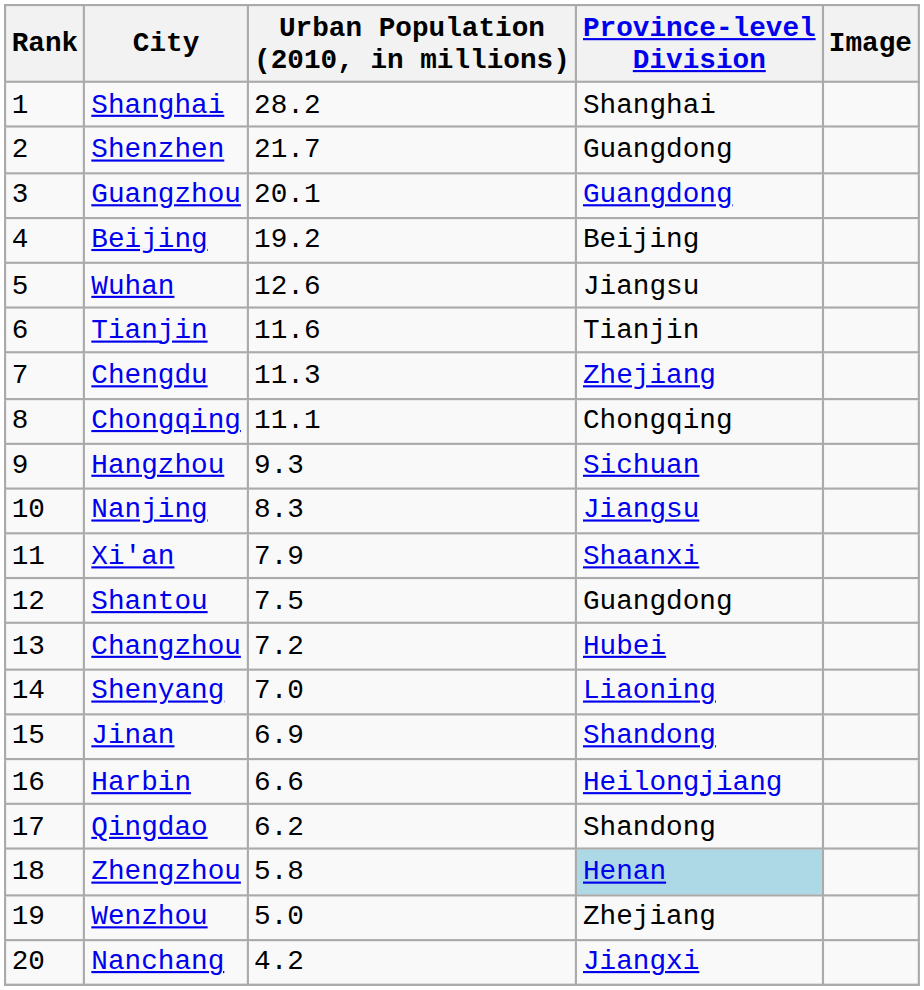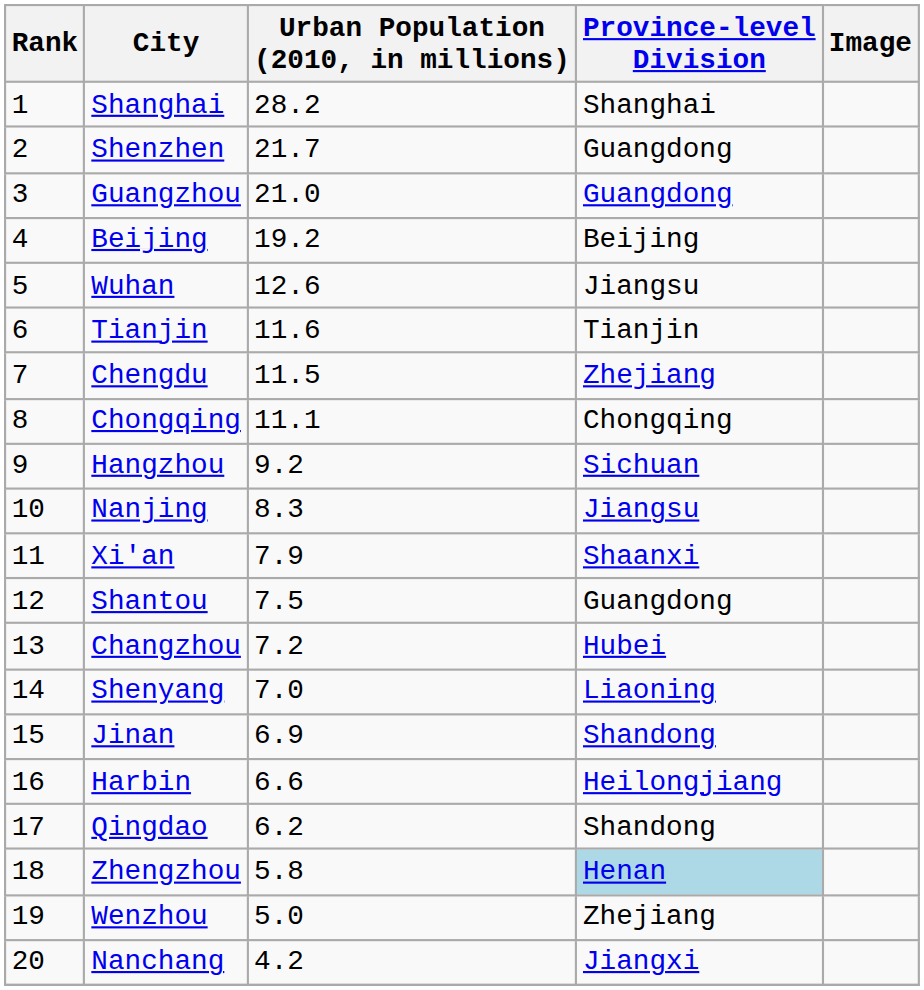(287, 195) 20.1 -> (287, 195) 21.0
(287, 375) 11.3 -> (287, 375) 11.5
(279, 466) 9.3 -> (279, 466) 9.2
